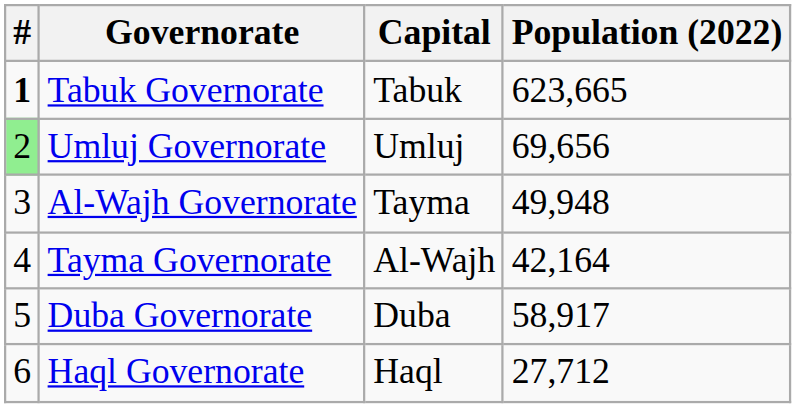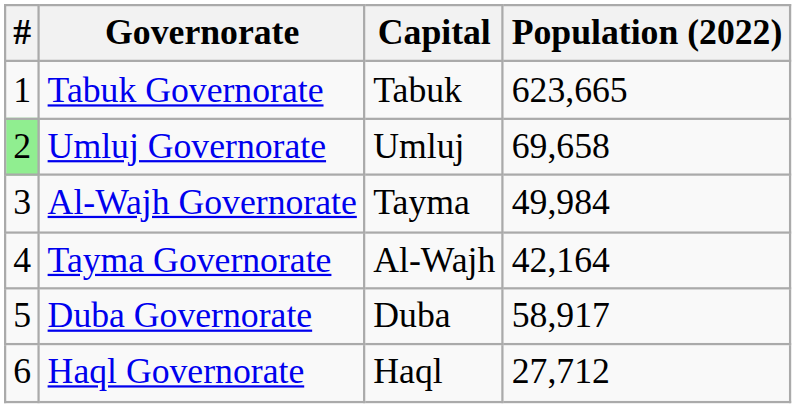(22, 89) bold -> (22, 89) normal
(561, 145) 69,656 -> (561, 145) 69,658
(561, 202) 49,948 -> (561, 202) 49,984
